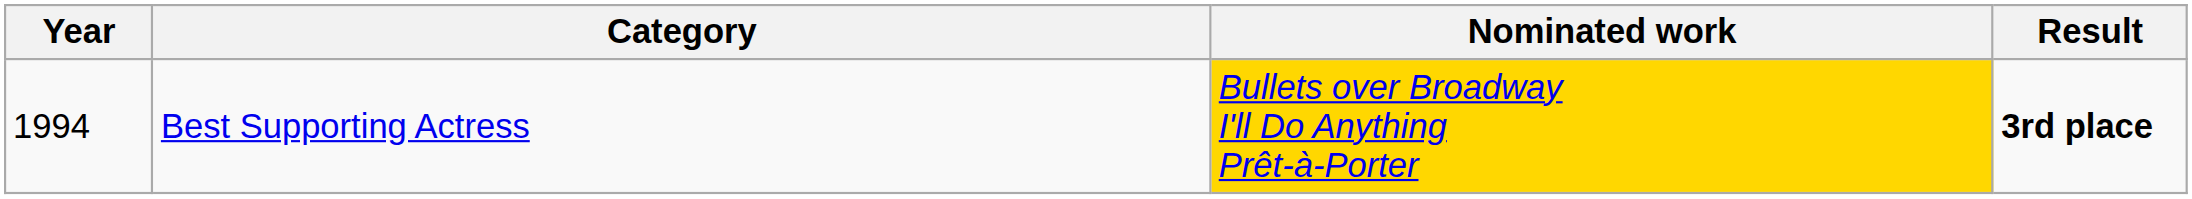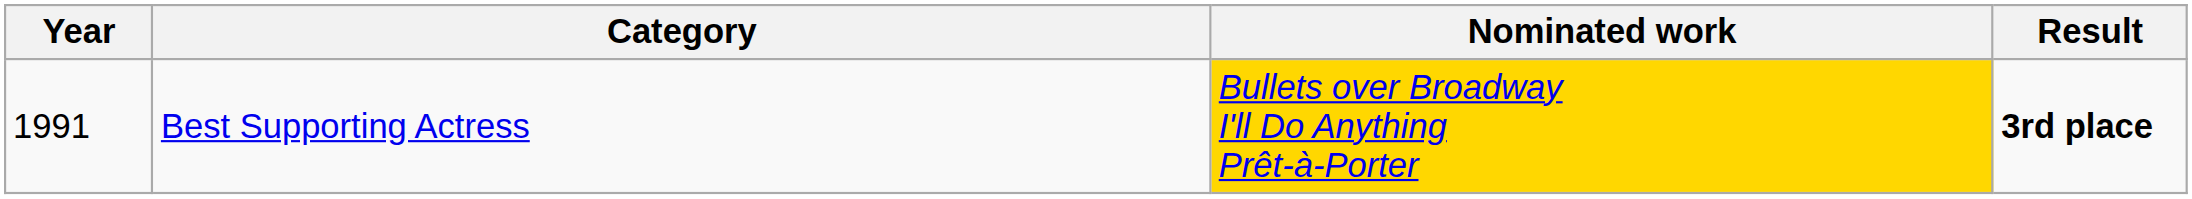(51, 125) 1994 -> (51, 125) 1991
